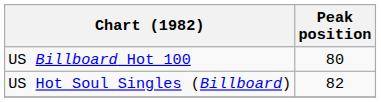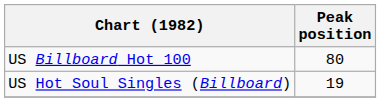(335, 84) 82 -> (335, 84) 19
